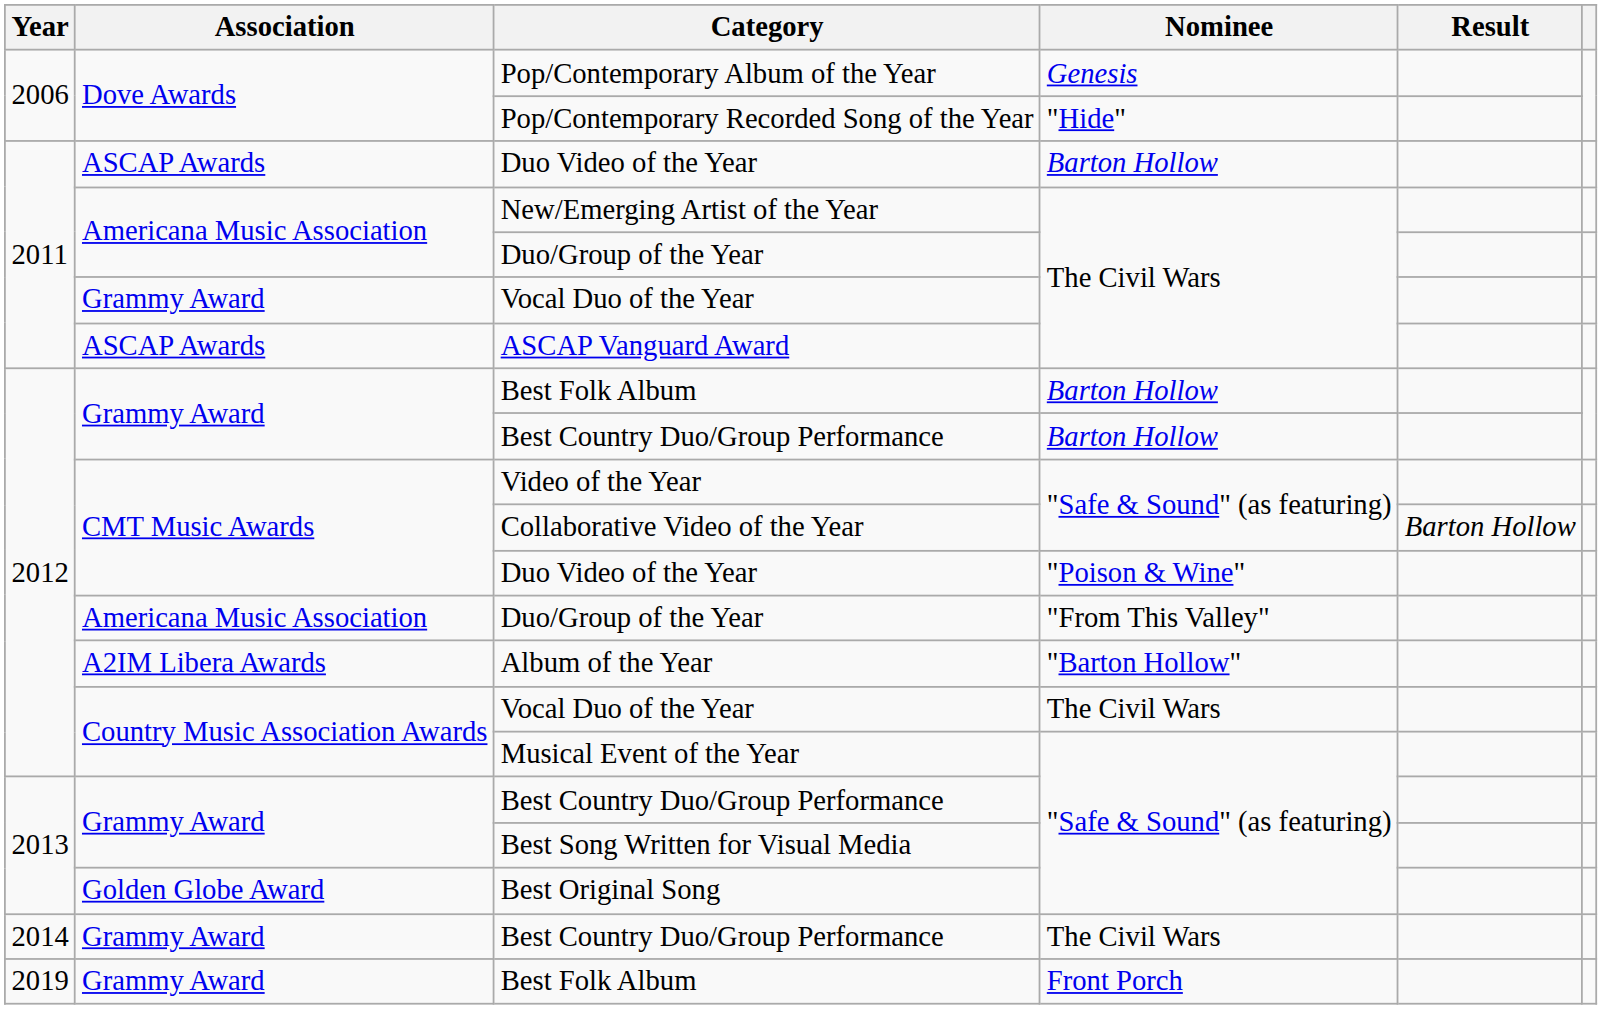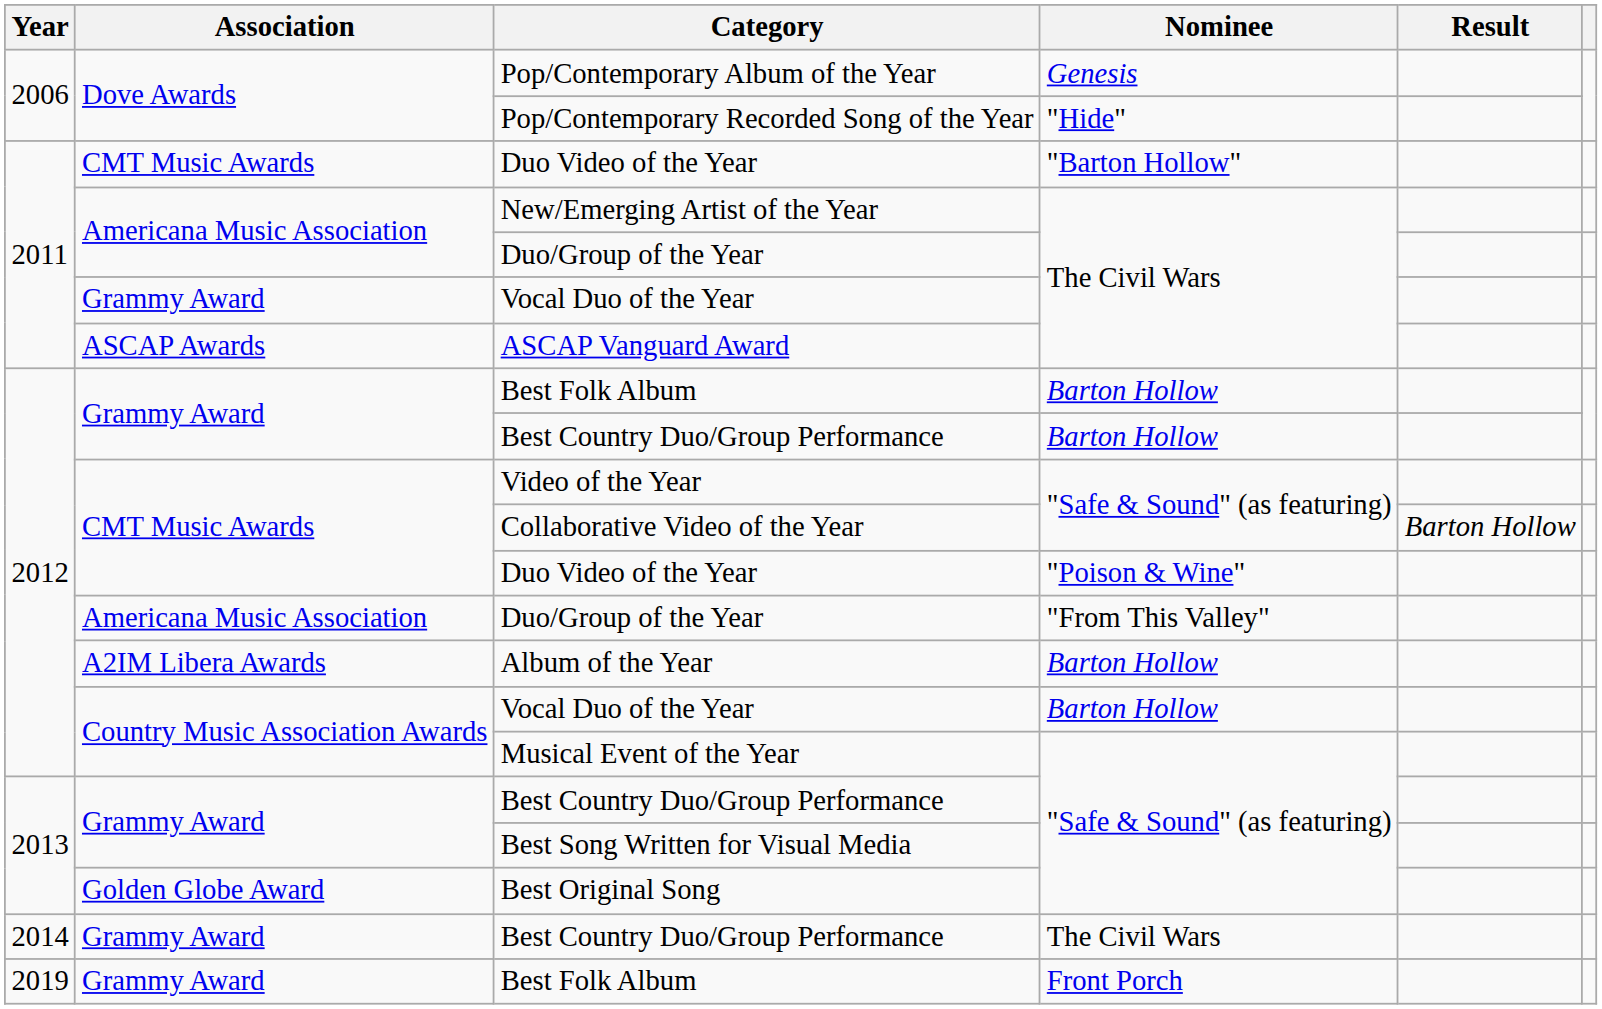(174, 163) ASCAP Awards -> (198, 163) CMT Music Awards
(1132, 163) Barton Hollow -> (1144, 163) "Barton Hollow"
(1144, 663) "Barton Hollow" -> (1132, 663) Barton Hollow
(1134, 708) The Civil Wars -> (1132, 708) Barton Hollow
